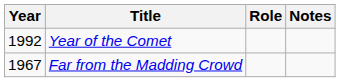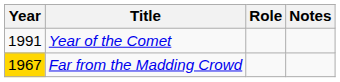(25, 40) 1992 -> (25, 40) 1991
(25, 64) no background -> (25, 64) gold background
